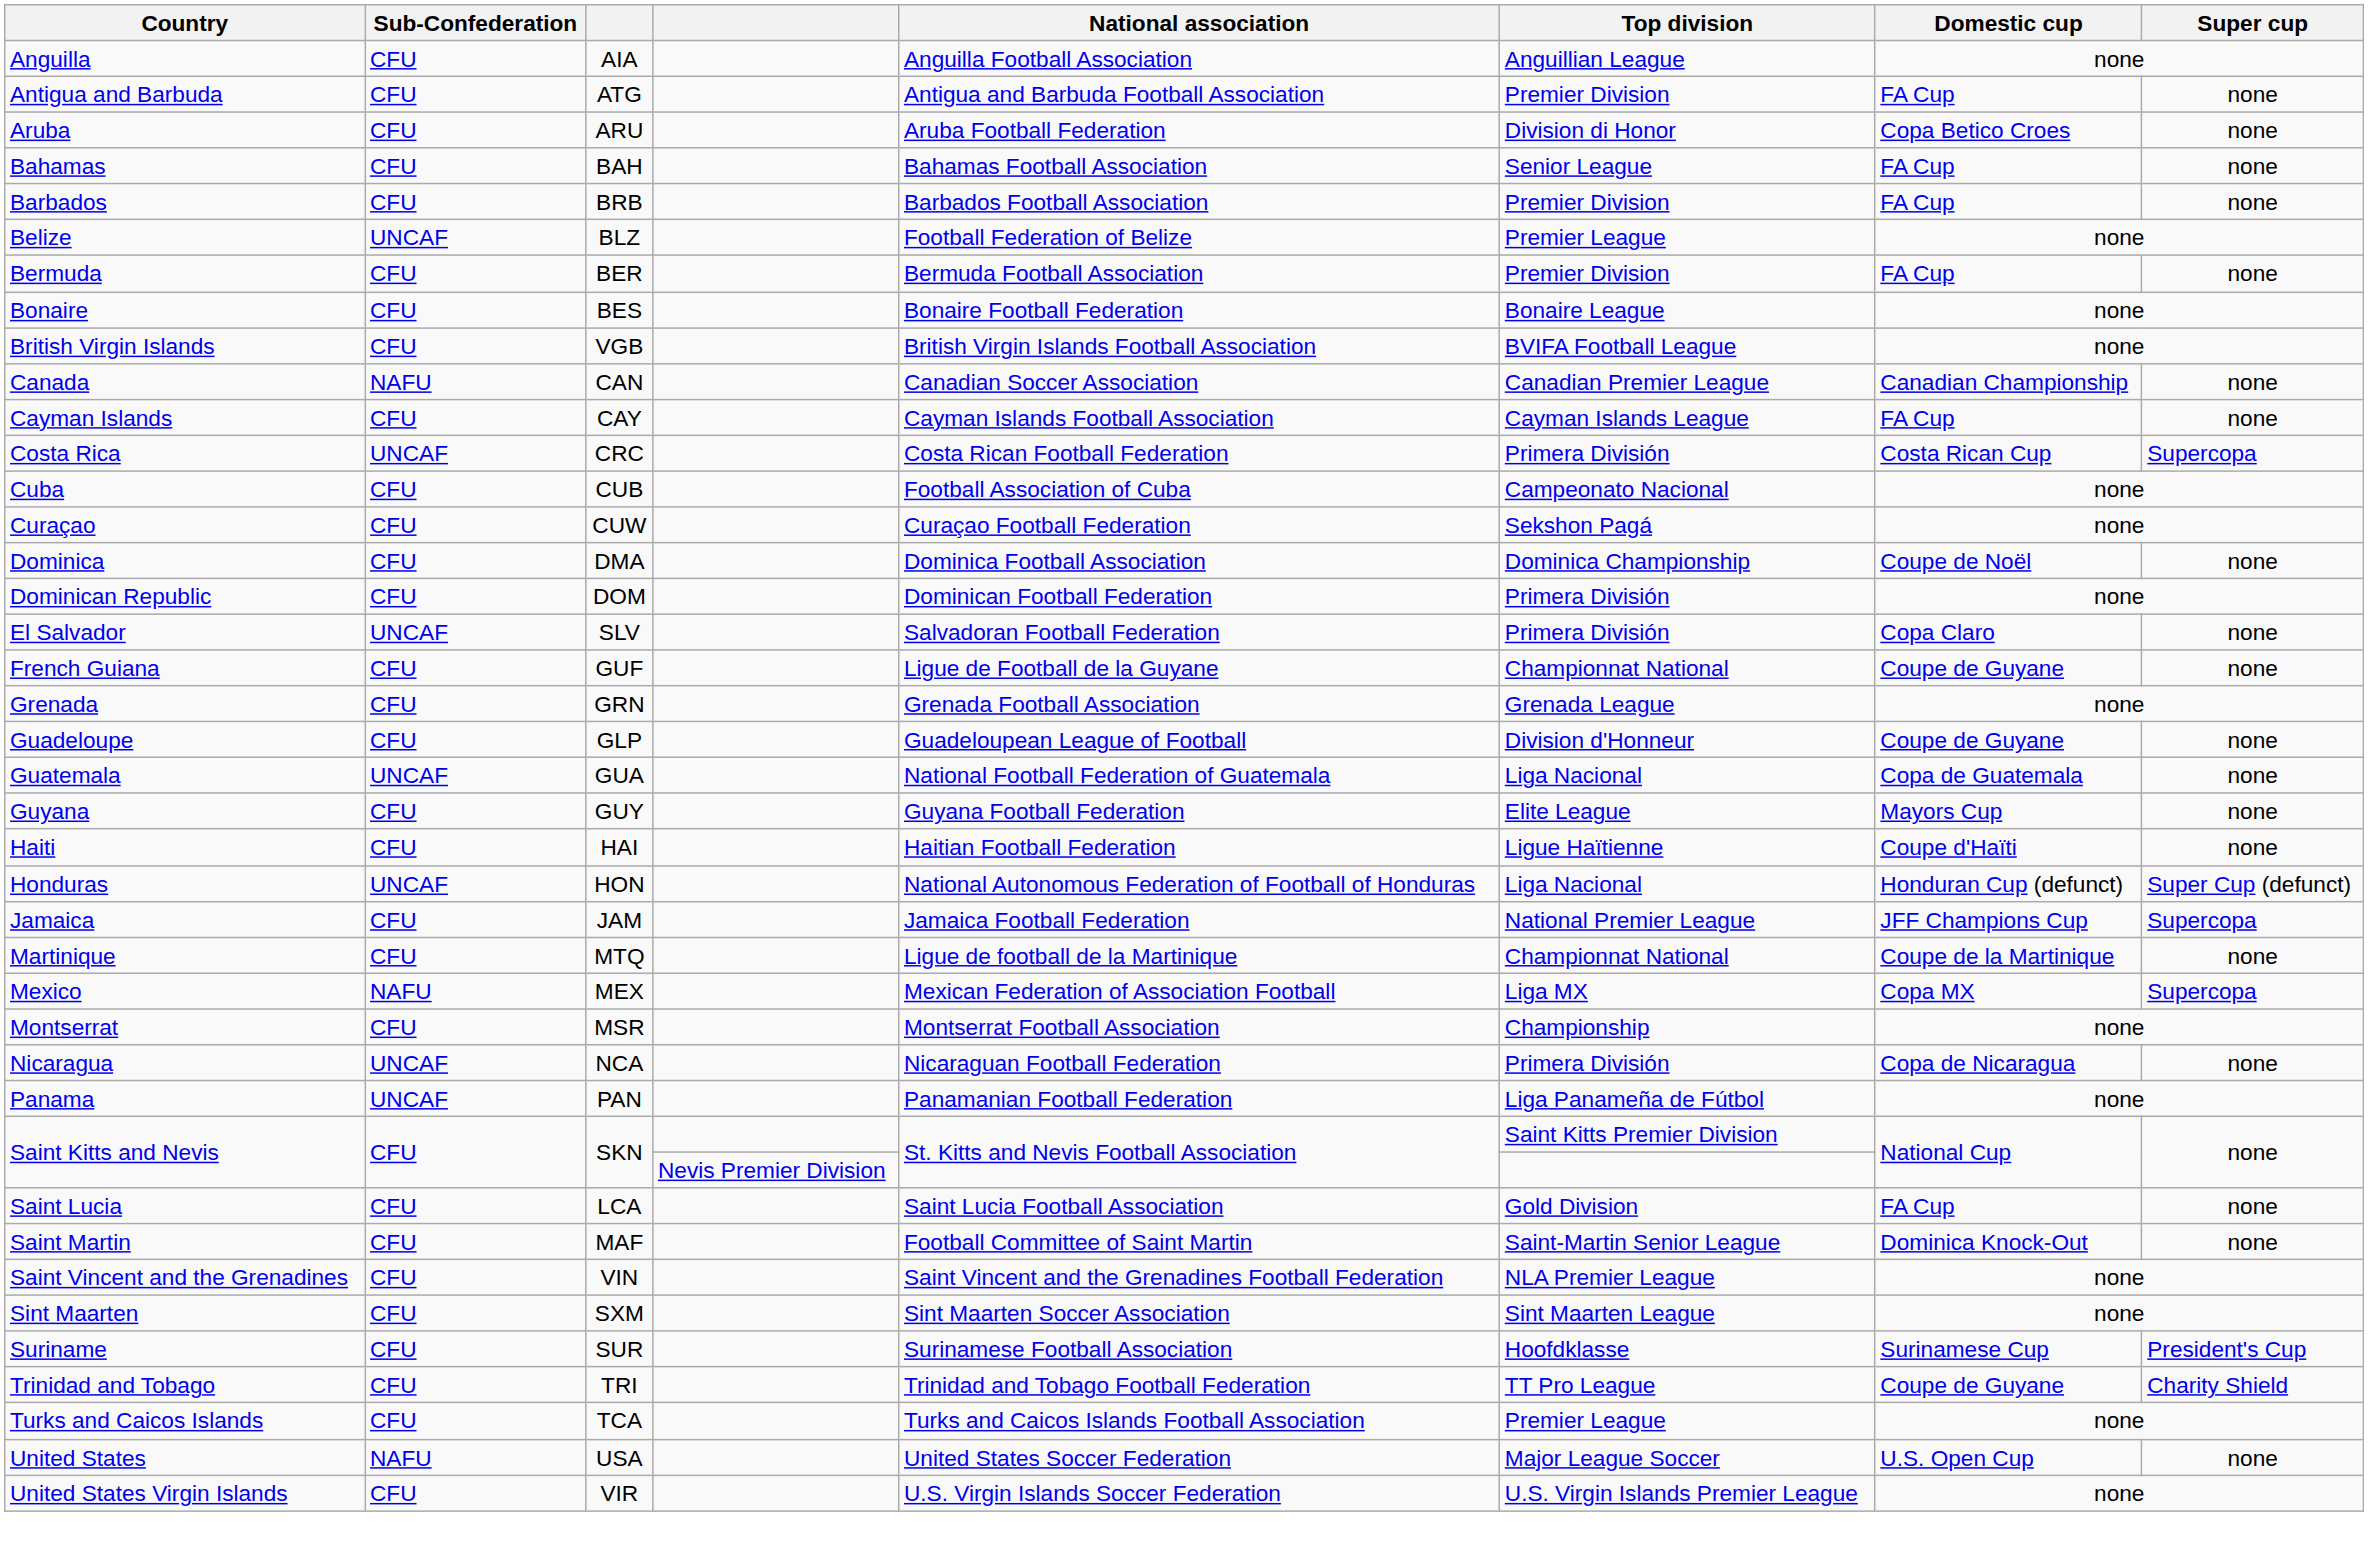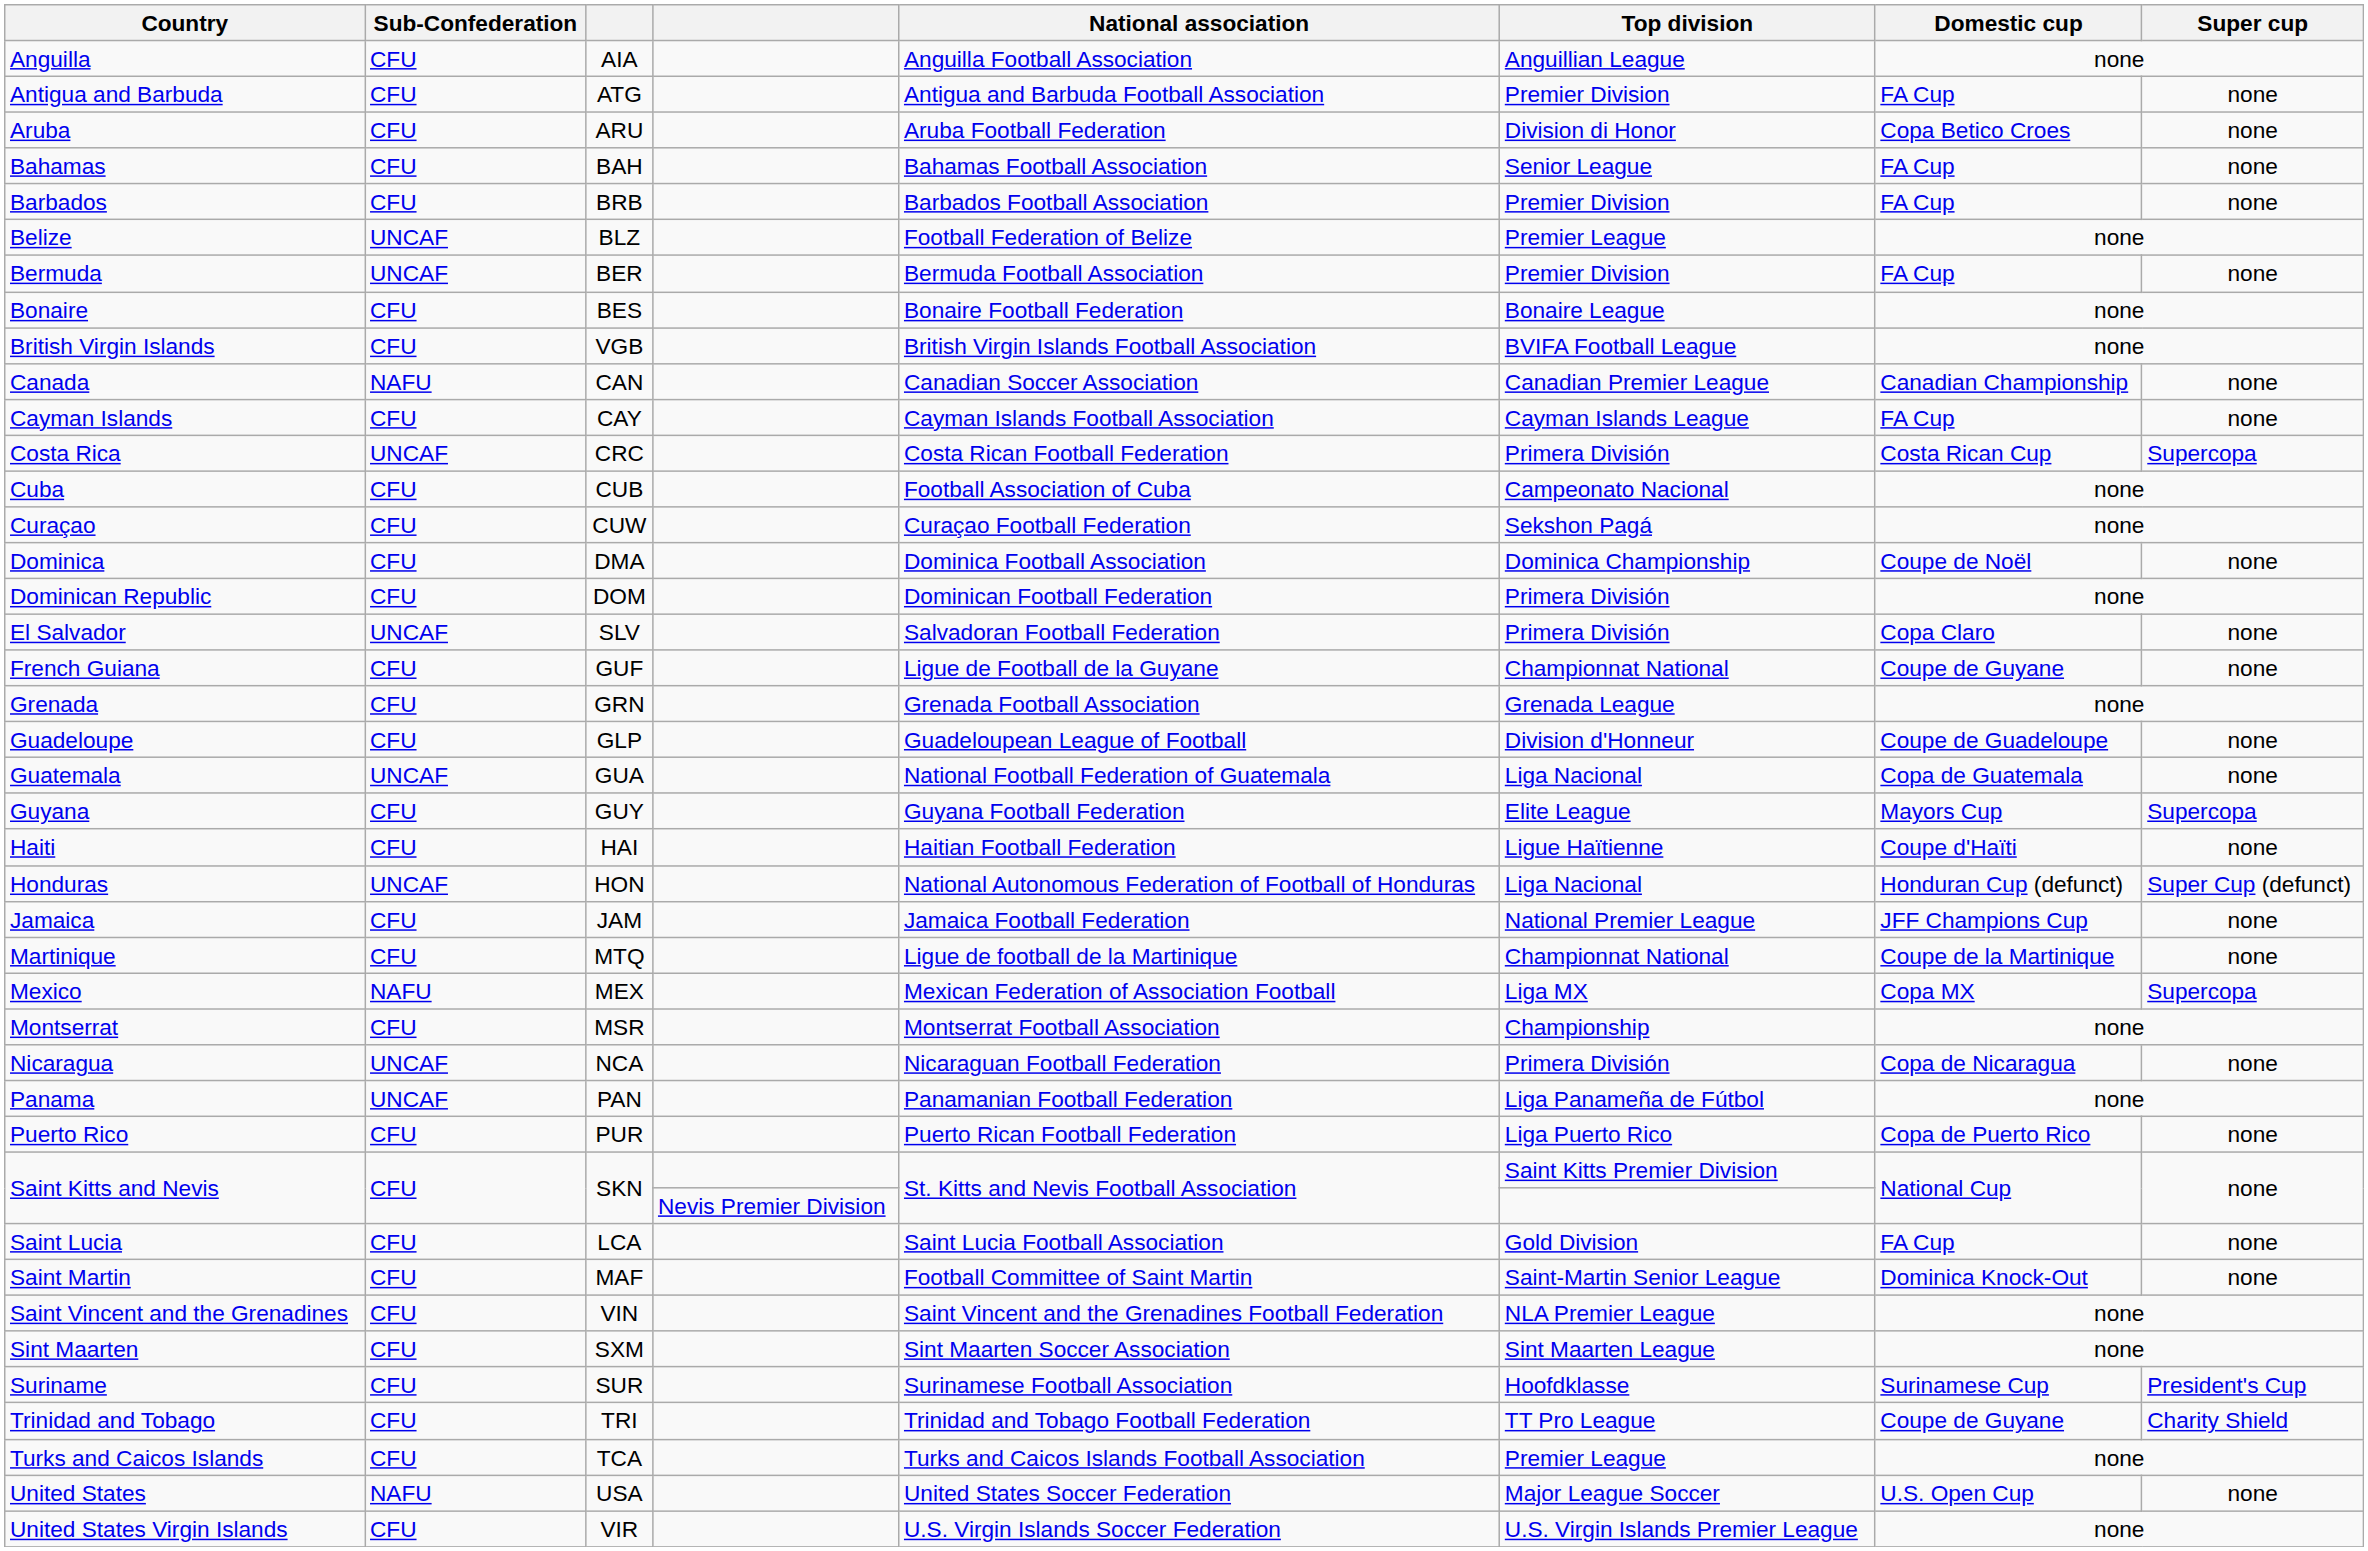(393, 274) CFU -> (409, 274) UNCAF
(1972, 740) Coupe de Guyane -> (1994, 740) Coupe de Guadeloupe
(2253, 812) none -> (2202, 812) Supercopa
(2202, 919) Supercopa -> (2253, 919) none
+ row: (69, 1134)
